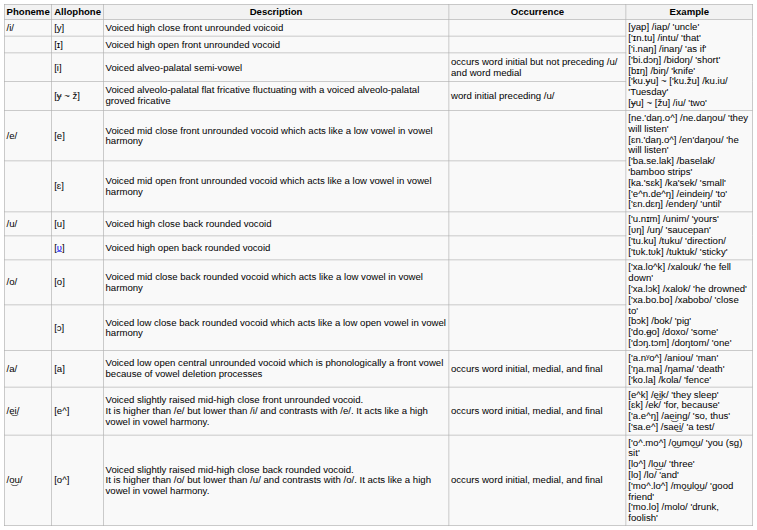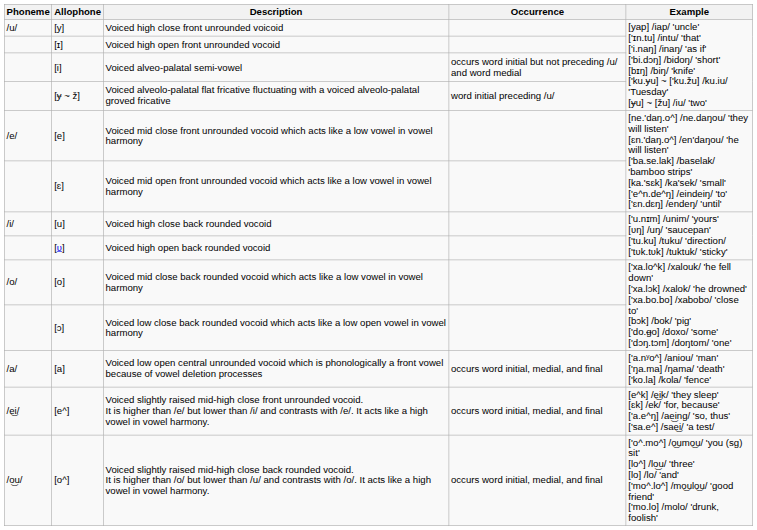(10, 28) /i/ -> (12, 28) /u/
(12, 224) /u/ -> (10, 224) /i/
